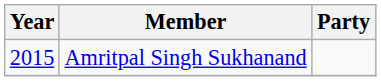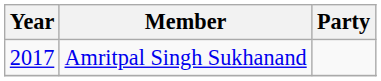(32, 57) 2015 -> (32, 57) 2017
